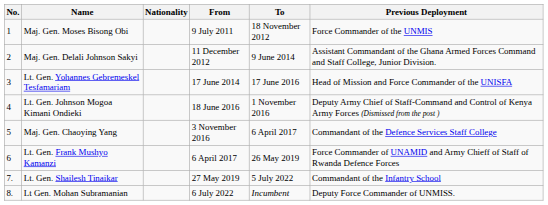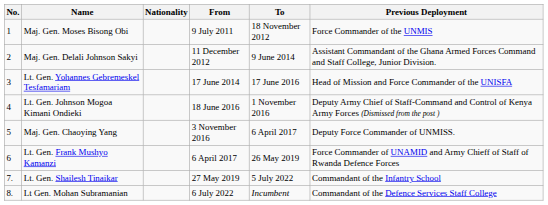(404, 133) Commandant of the Defence Services Staff College -> (384, 133) Deputy Force Commander of UNMISS.
(384, 193) Deputy Force Commander of UNMISS. -> (404, 193) Commandant of the Defence Services Staff College
